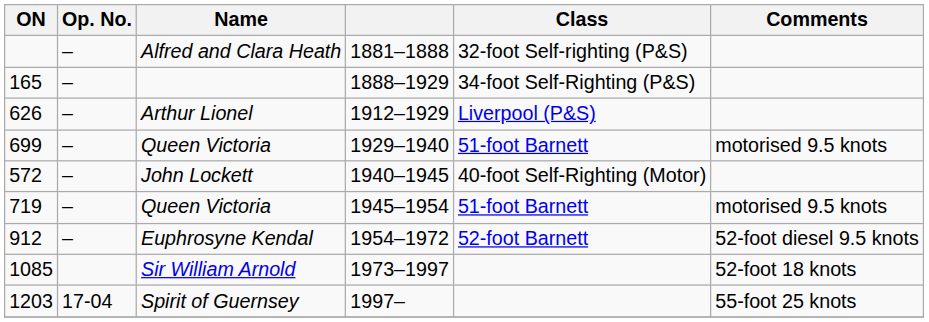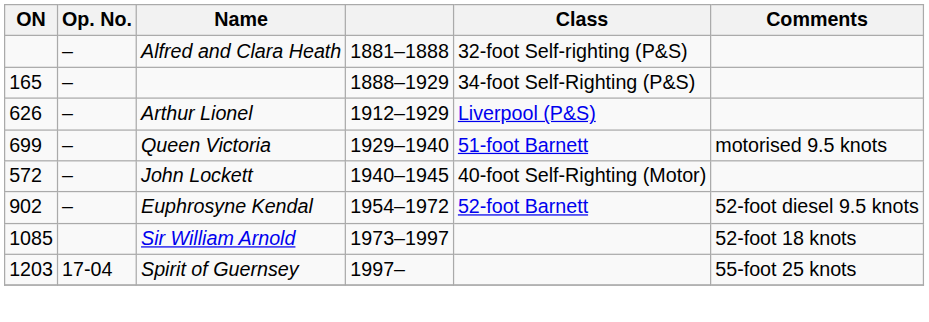- row: (400, 207)
(26, 238) 912 -> (26, 207) 902
